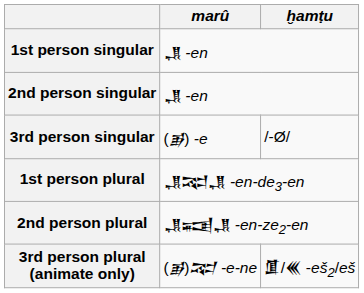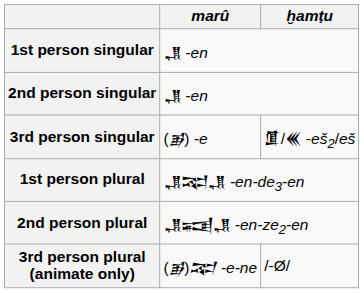(277, 136) /-Ø/ -> (310, 141) 𒂠/𒌍 -eš2/eš
(310, 270) 𒂠/𒌍 -eš2/eš -> (277, 265) /-Ø/
